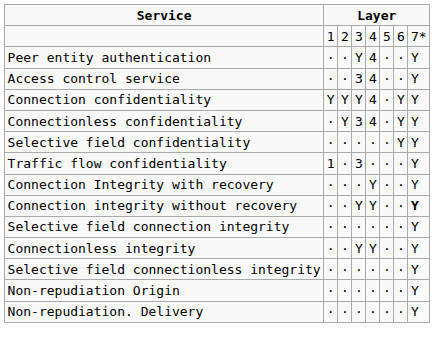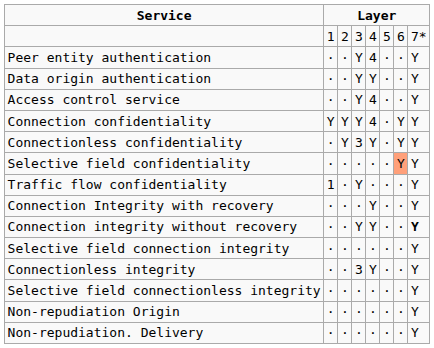+ row: (109, 79)
(359, 79) 3 -> (359, 100) Y
(373, 121) 4 -> (373, 142) Y
(401, 142) no background -> (401, 163) lightsalmon background
(359, 163) 3 -> (359, 185) Y
(359, 248) Y -> (359, 269) 3
